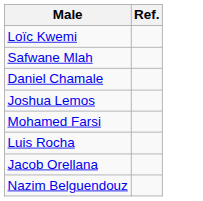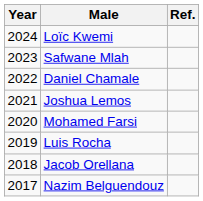+ column: (22, 15)
